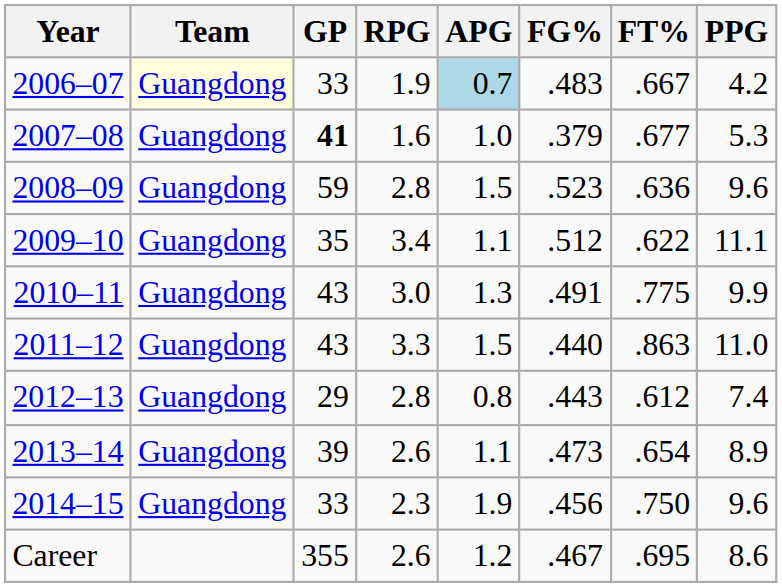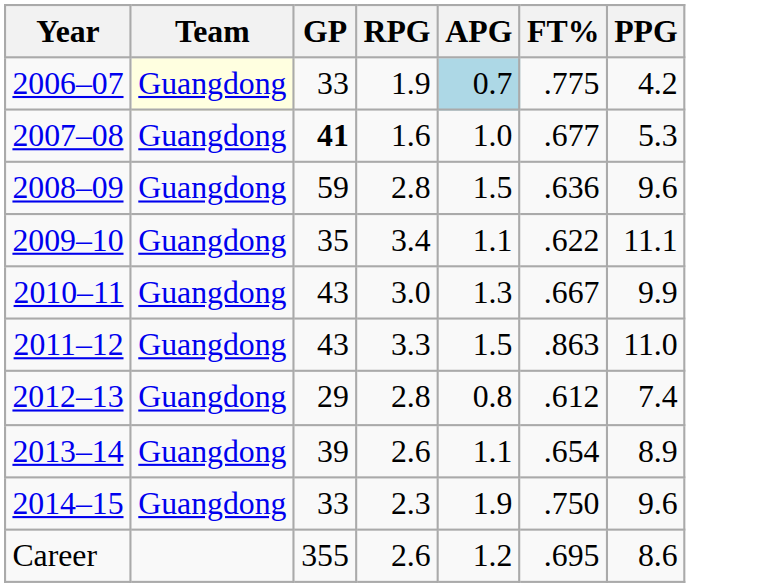- column: (565, 30)
(662, 83) .667 -> (572, 83) .775
(662, 292) .775 -> (572, 292) .667
